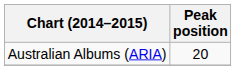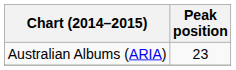(200, 53) 20 -> (200, 53) 23
